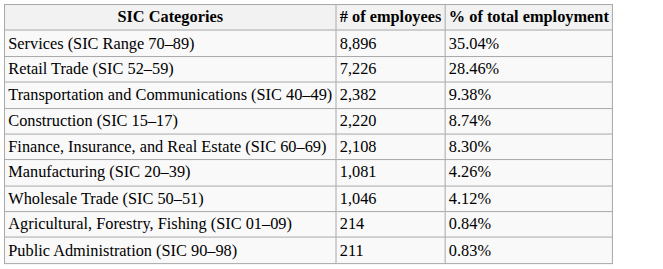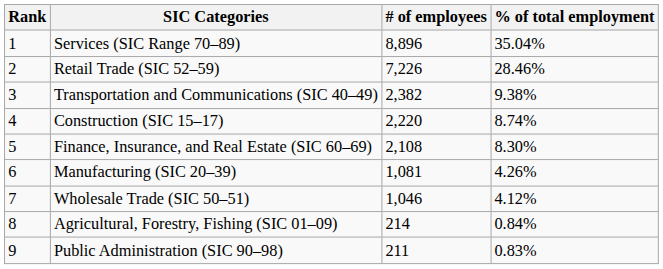+ column: (27, 17)
